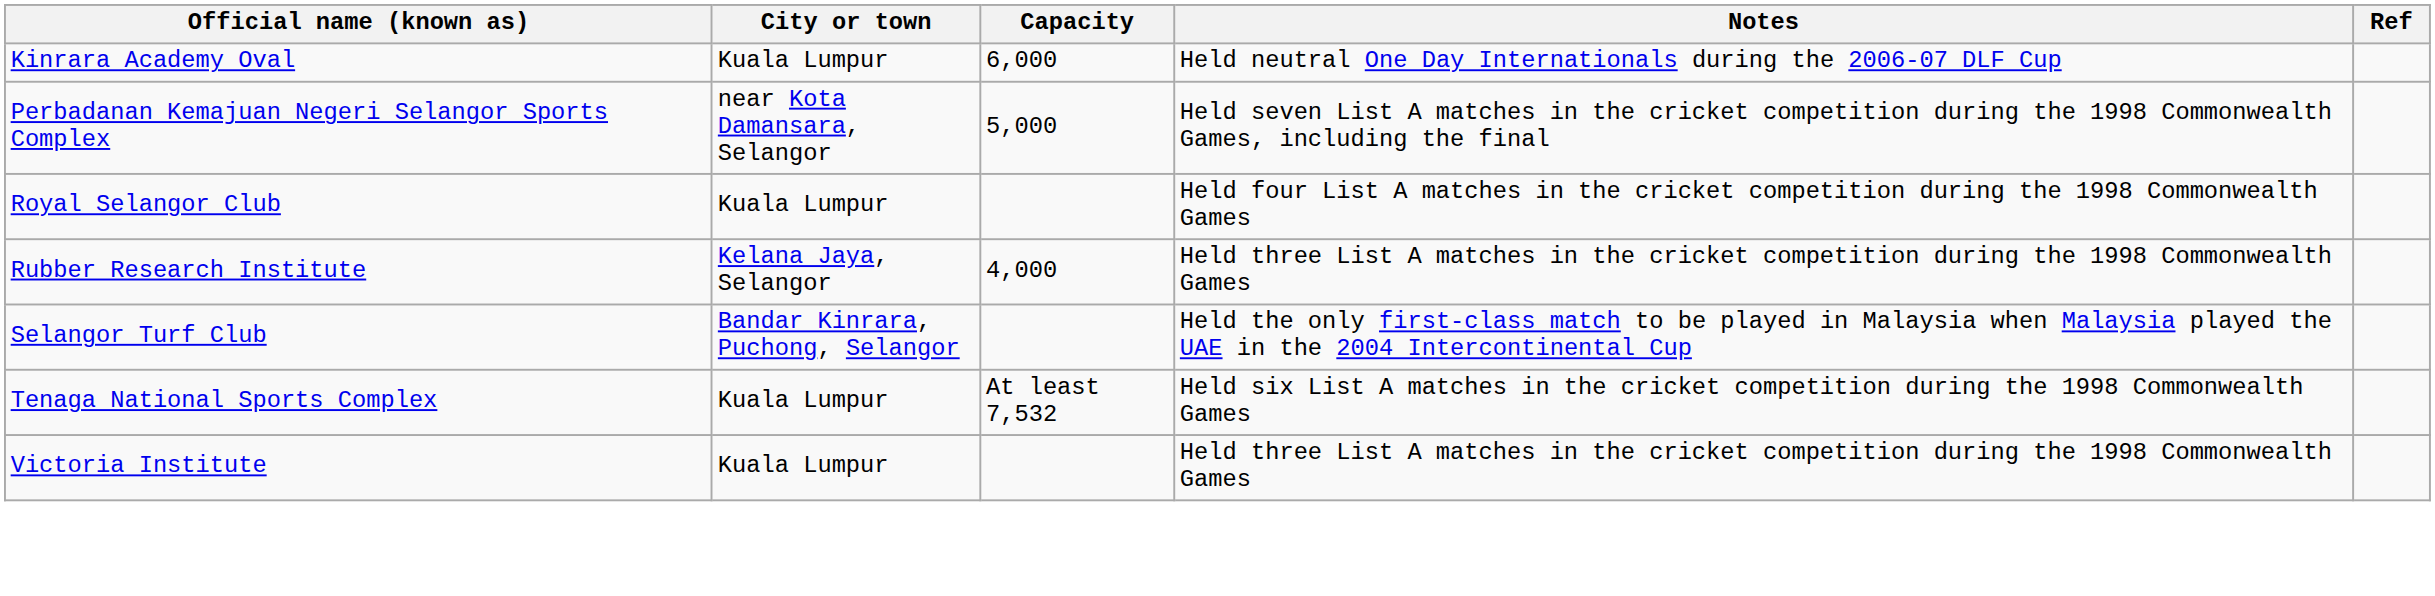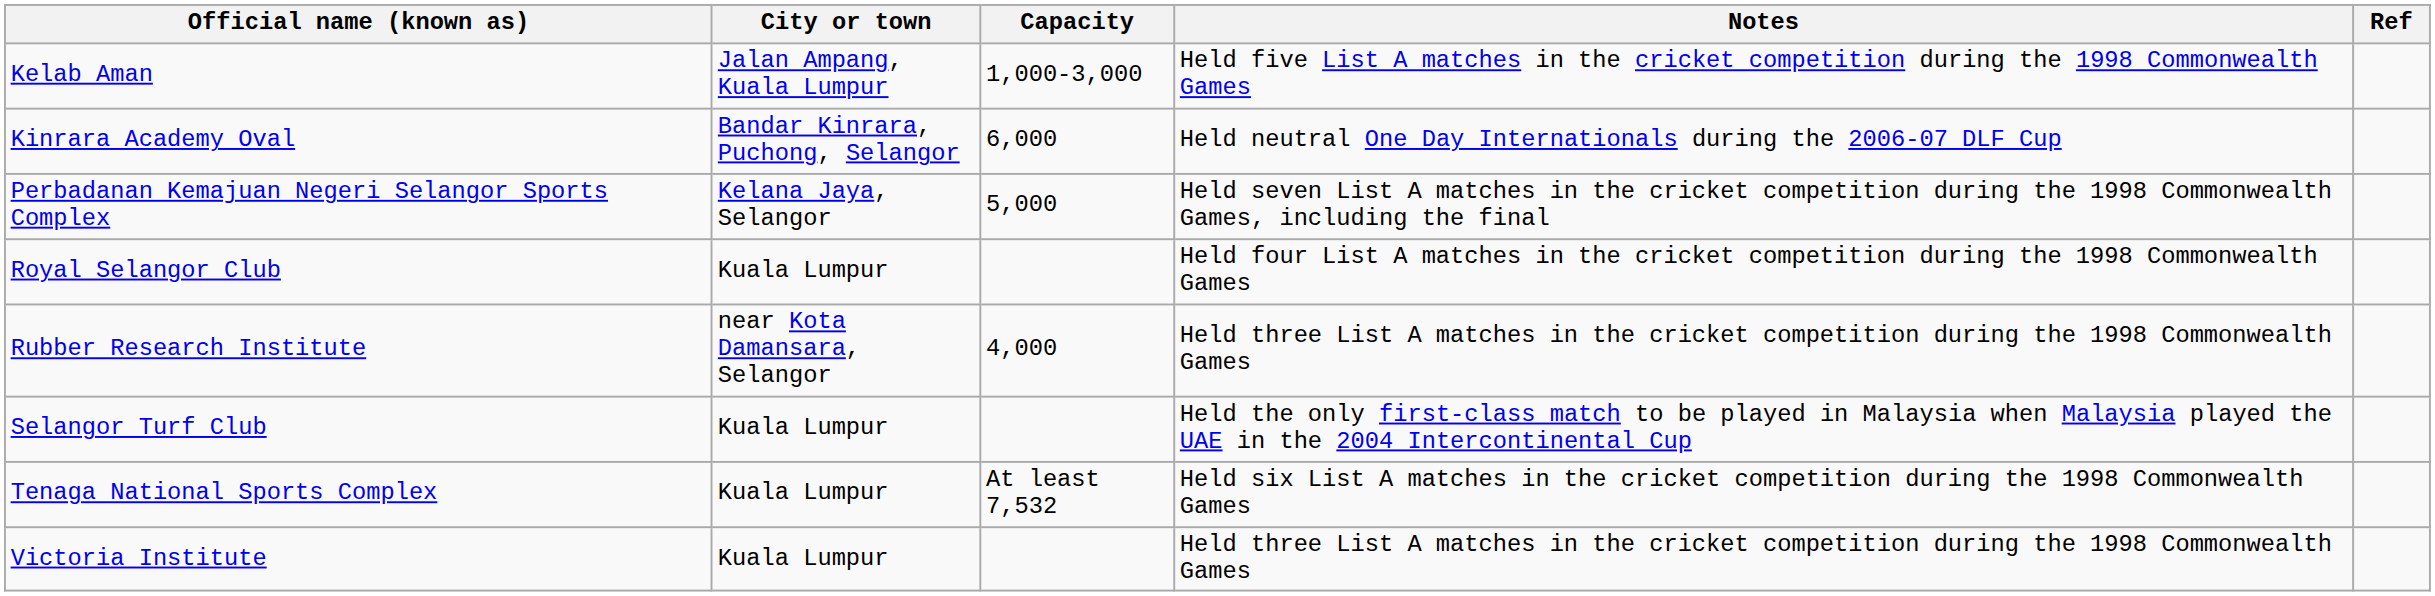+ row: (82, 76)
(803, 63) Kuala Lumpur -> (839, 141) Bandar Kinrara, Puchong, Selangor
(789, 128) near Kota Damansara, Selangor -> (803, 206) Kelana Jaya, Selangor
(803, 272) Kelana Jaya, Selangor -> (789, 350) near Kota Damansara, Selangor
(839, 337) Bandar Kinrara, Puchong, Selangor -> (803, 429) Kuala Lumpur
